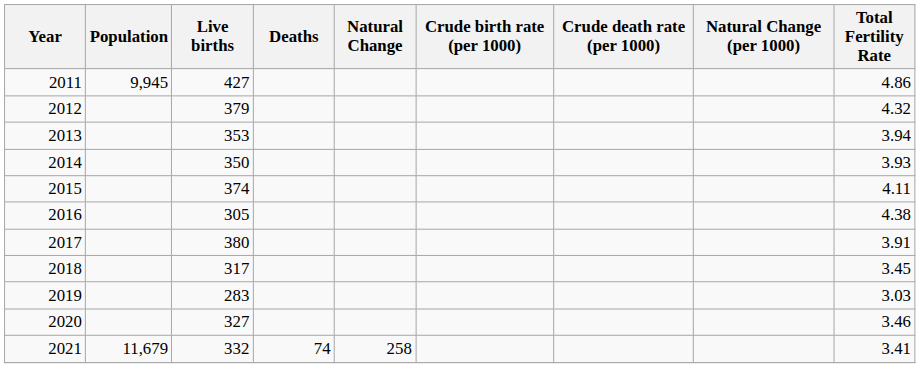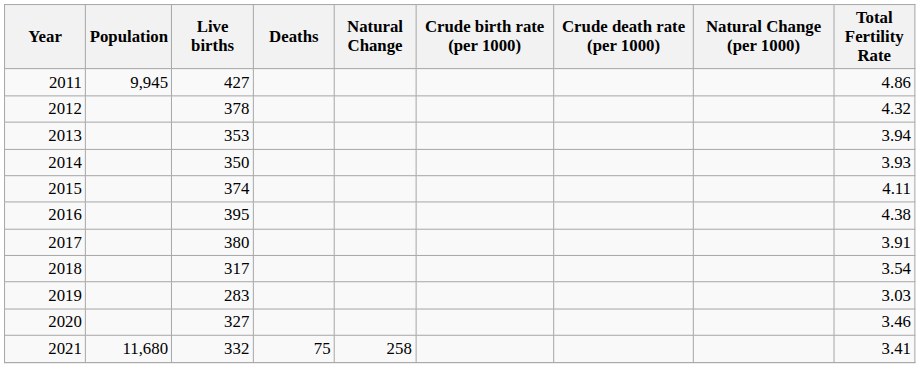(237, 108) 379 -> (237, 108) 378
(237, 215) 305 -> (237, 215) 395
(896, 268) 3.45 -> (896, 268) 3.54
(145, 348) 11,679 -> (145, 348) 11,680
(322, 348) 74 -> (322, 348) 75
